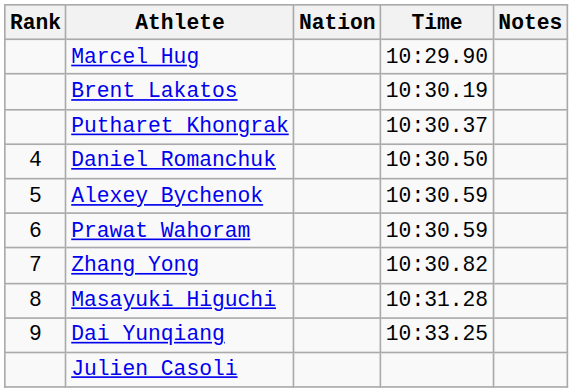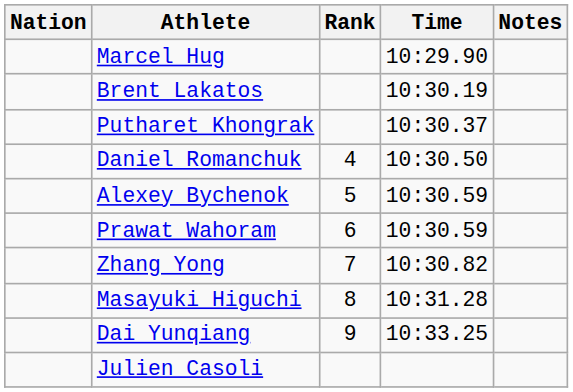columns swapped: (35, 22) <-> (337, 22)
